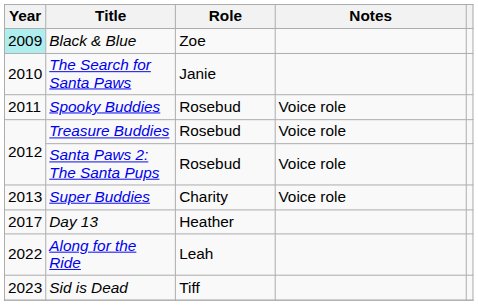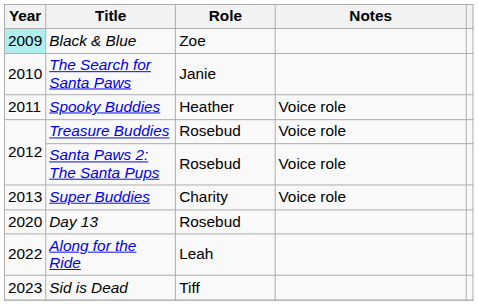(210, 107) Rosebud -> (207, 107) Heather
(25, 221) 2017 -> (25, 221) 2020
(207, 221) Heather -> (210, 221) Rosebud
